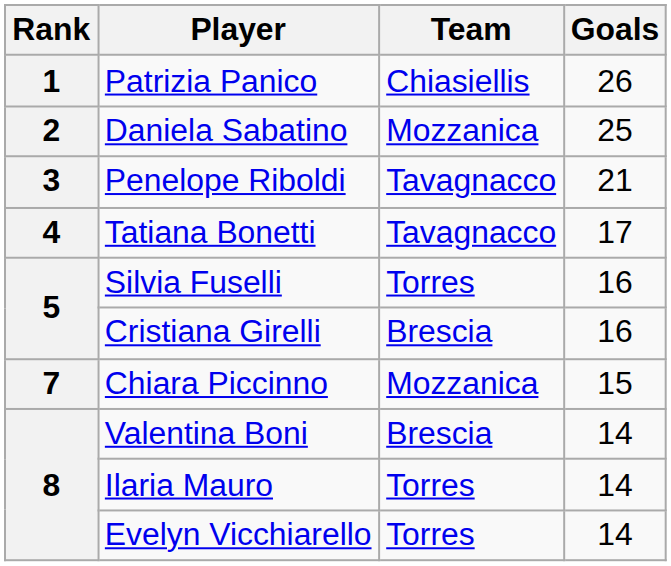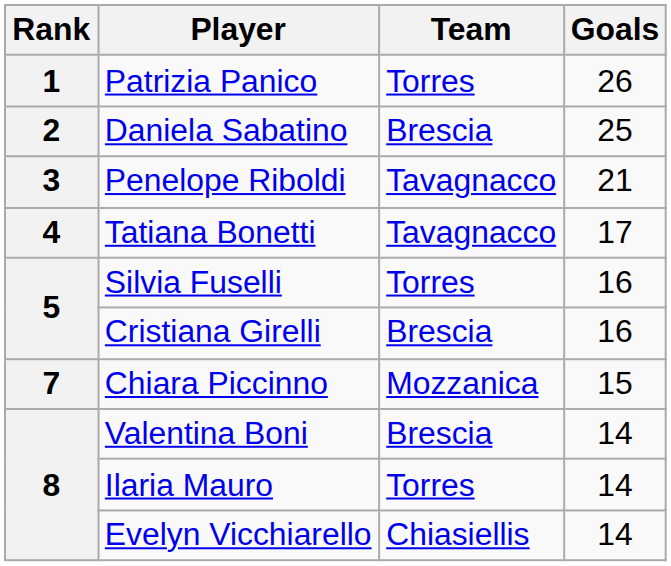(458, 80) Chiasiellis -> (430, 80) Torres
(462, 130) Mozzanica -> (439, 130) Brescia
(430, 534) Torres -> (458, 534) Chiasiellis
